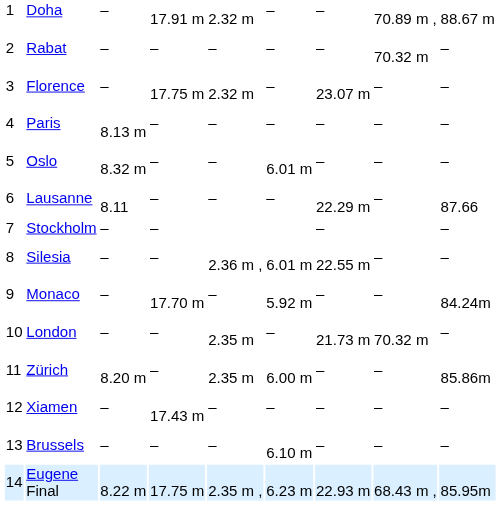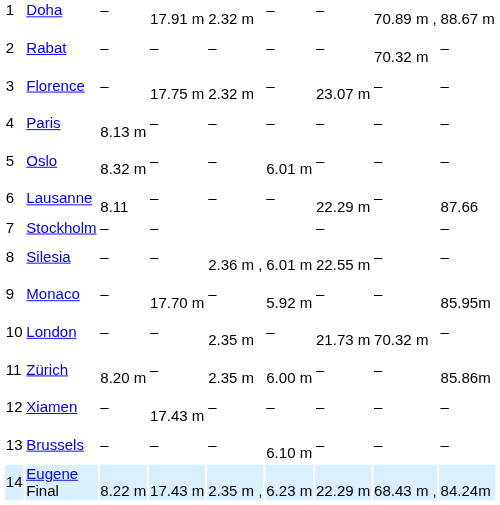(466, 303) 84.24m -> (466, 303) 85.95m
(177, 491) 17.75 m -> (177, 491) 17.43 m
(343, 491) 22.93 m -> (343, 491) 22.29 m
(466, 491) 85.95m -> (466, 491) 84.24m
